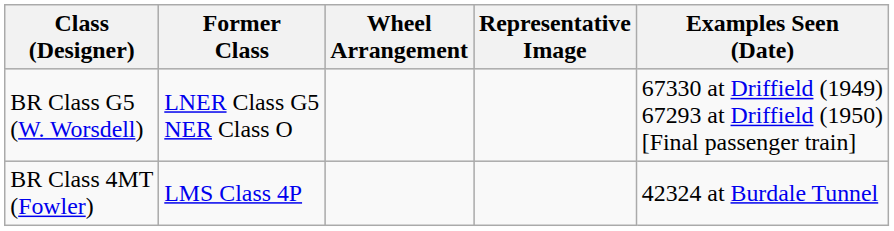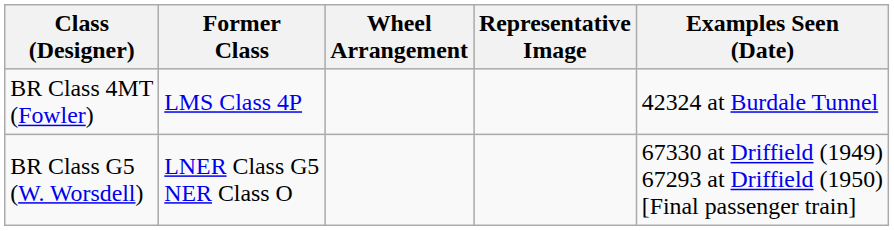rows swapped: (77, 114) <-> (82, 192)
